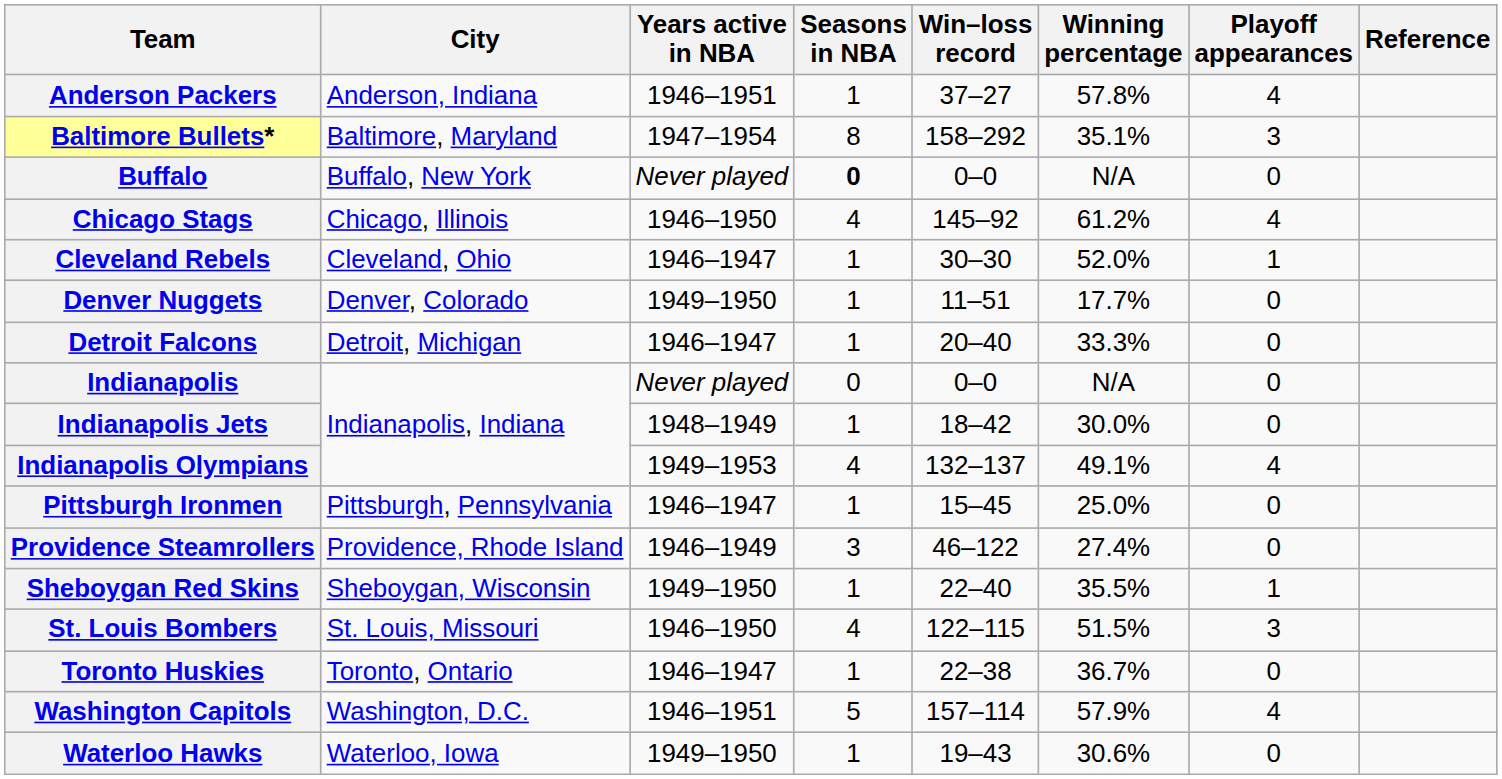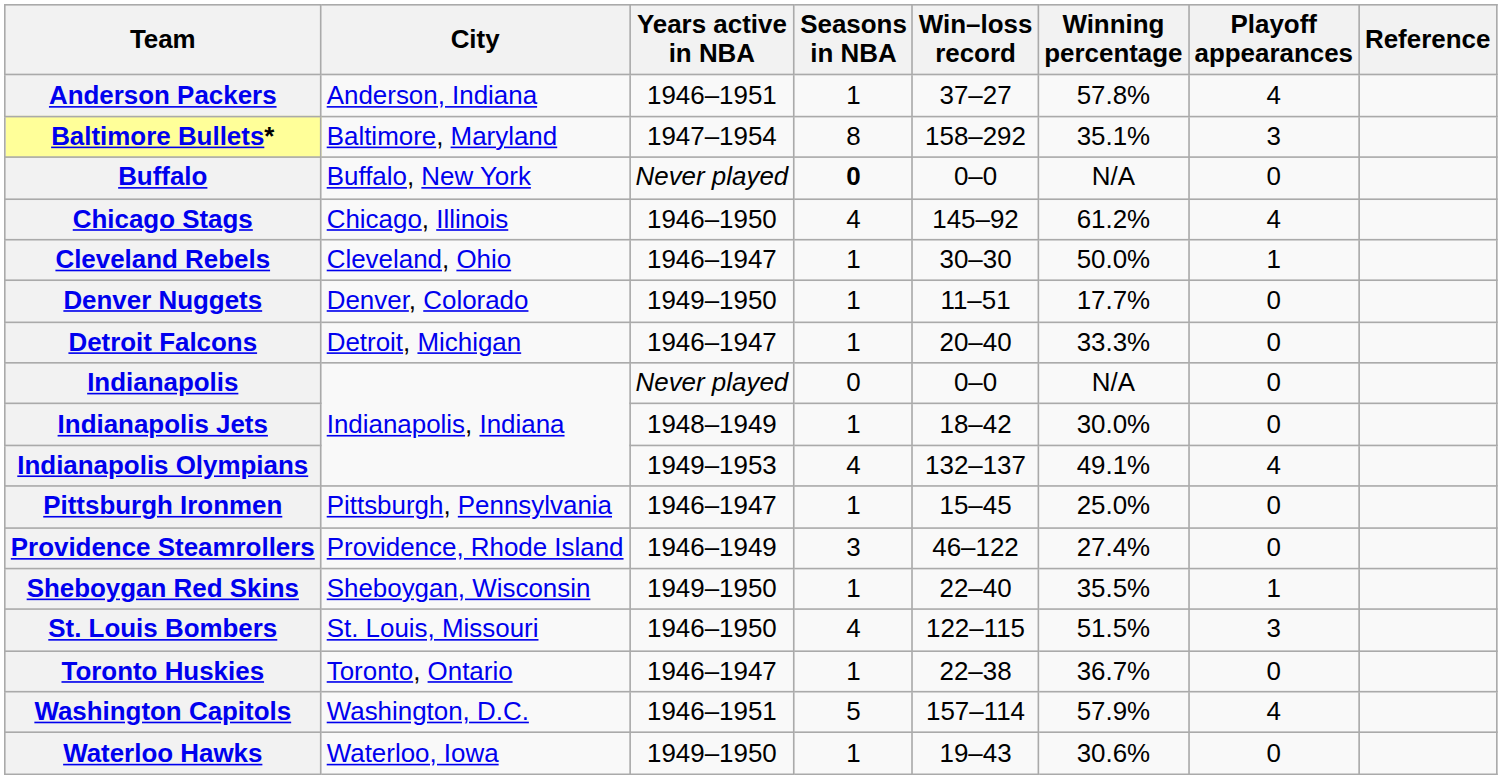(1113, 259) 52.0% -> (1113, 259) 50.0%
